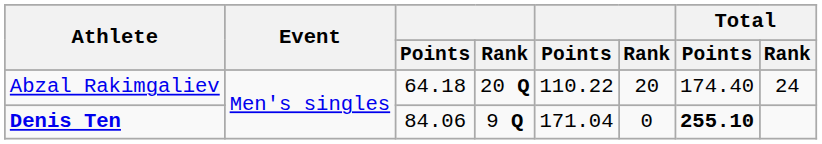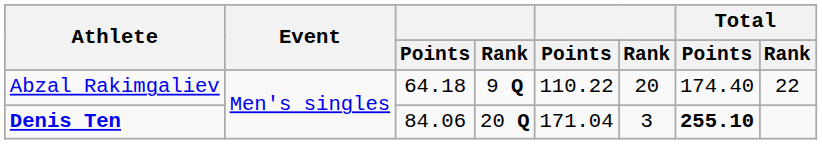(505, 87) 20 Q -> (505, 87) 9 Q
(787, 87) 24 -> (787, 87) 22
(505, 122) 9 Q -> (505, 122) 20 Q
(647, 122) 0 -> (647, 122) 3
